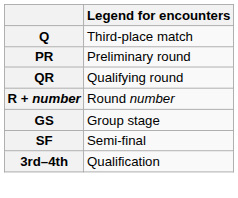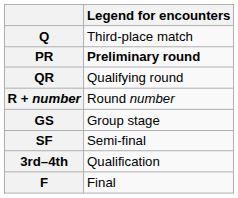(139, 57) normal -> (144, 57) bold
+ row: (44, 183)
